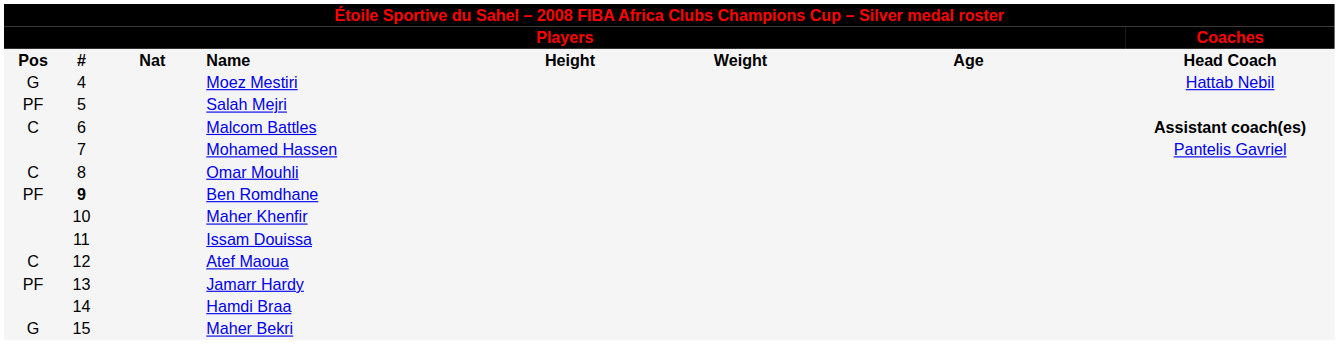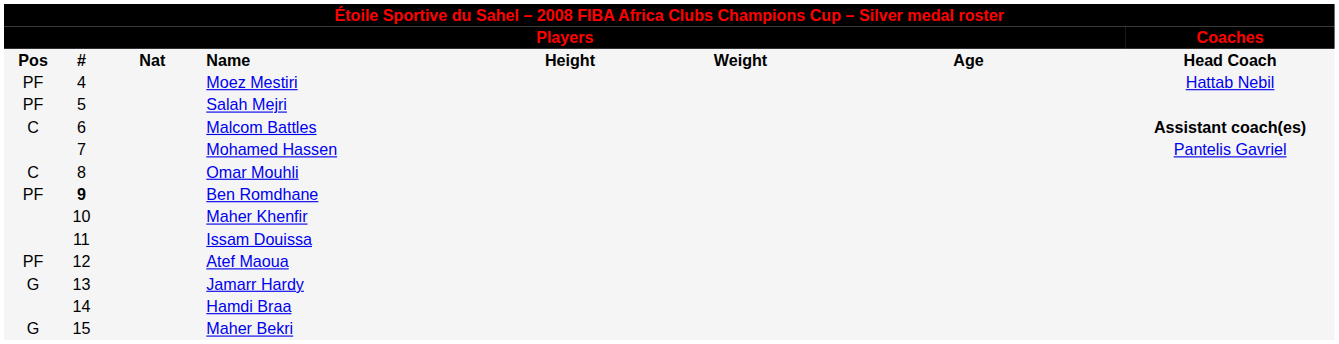(33, 82) G -> (33, 82) PF
(33, 262) C -> (33, 262) PF
(33, 284) PF -> (33, 284) G
